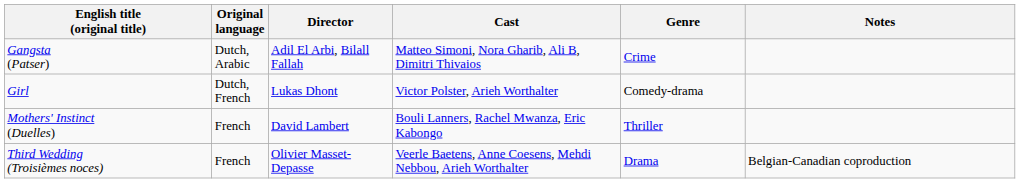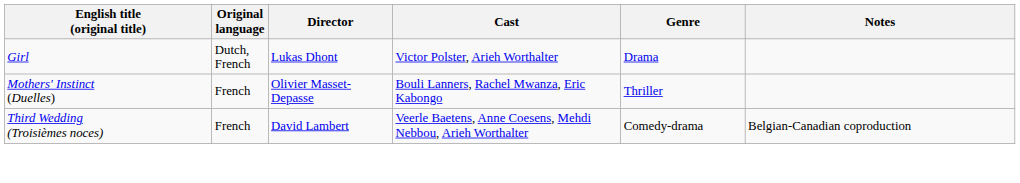- row: (29, 56)
(663, 91) Comedy-drama -> (641, 56) Drama
(310, 125) David Lambert -> (311, 91) Olivier Masset-Depasse
(311, 160) Olivier Masset-Depasse -> (310, 125) David Lambert
(641, 160) Drama -> (663, 125) Comedy-drama
